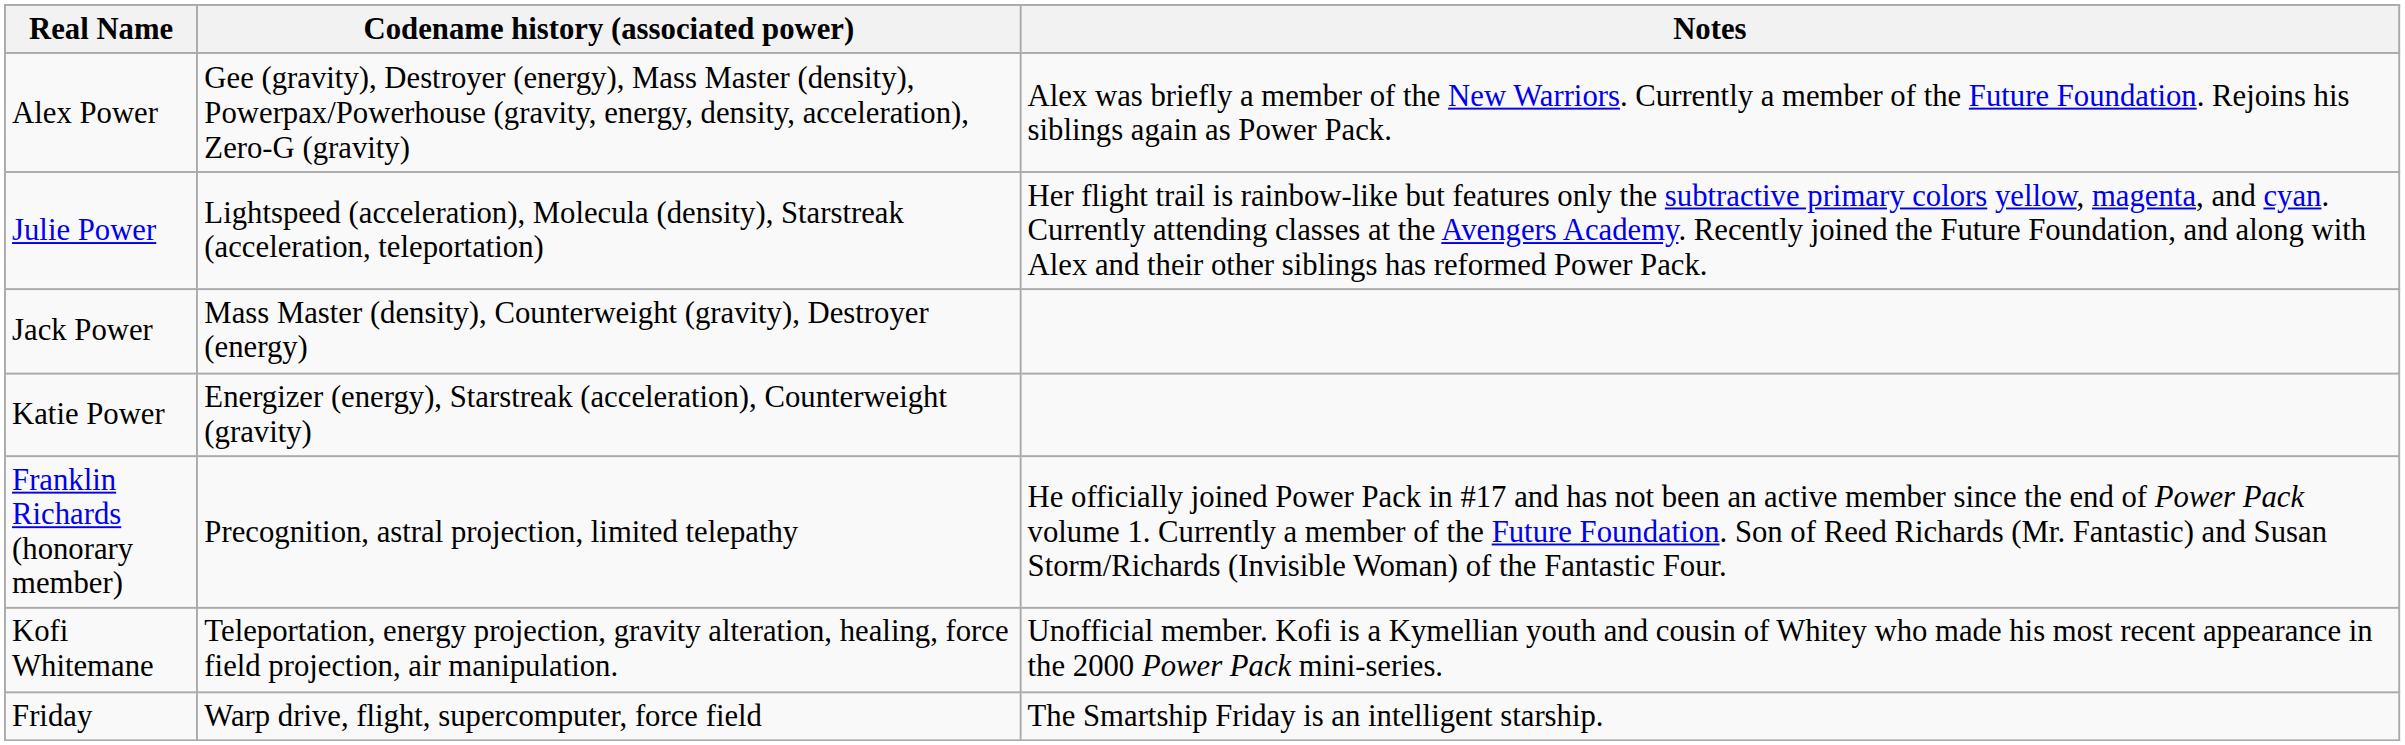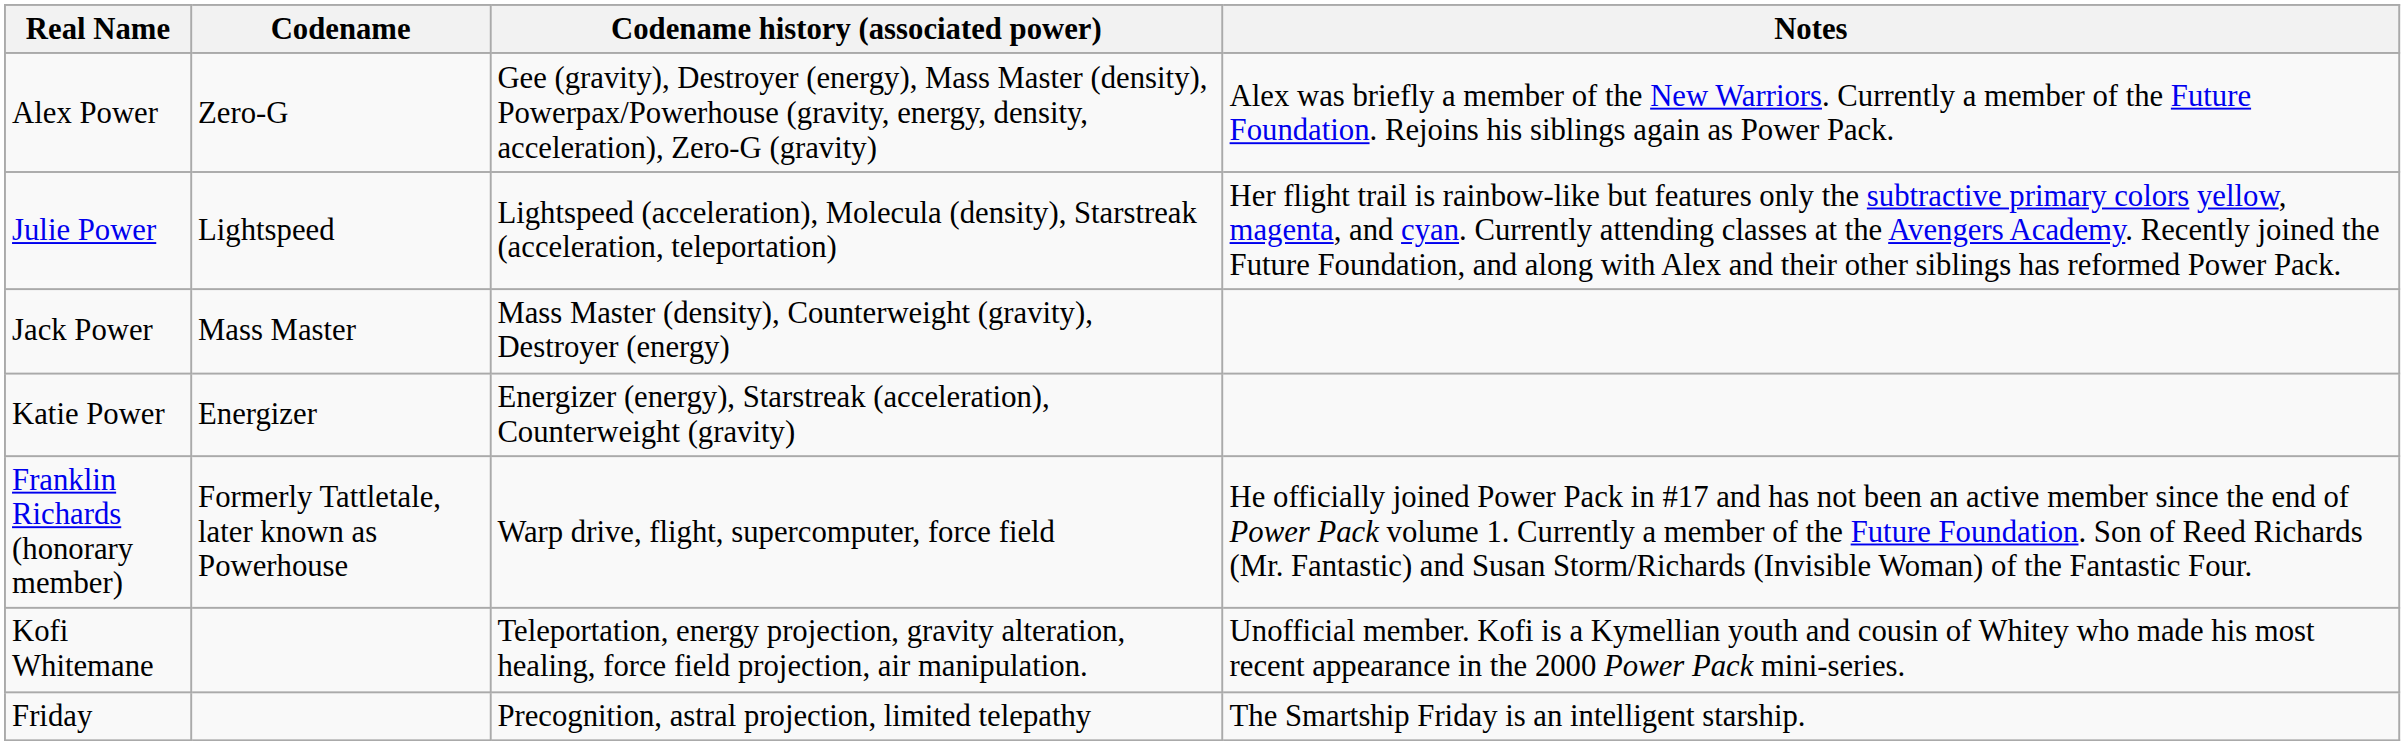+ column: (341, 28)
(501, 531) Precognition, astral projection, limited telepathy -> (776, 531) Warp drive, flight, supercomputer, force field
(483, 715) Warp drive, flight, supercomputer, force field -> (794, 715) Precognition, astral projection, limited telepathy
